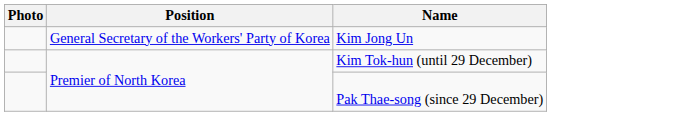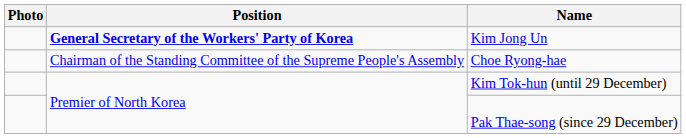(190, 38) normal -> (202, 38) bold
+ row: (519, 60)
